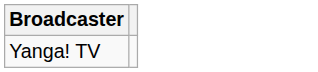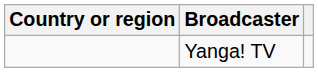+ column: (92, 20)
